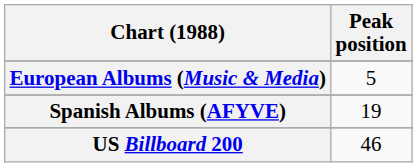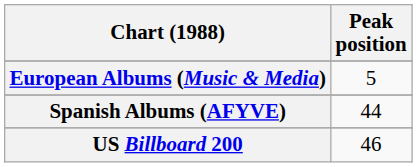(371, 111) 19 -> (371, 111) 44
